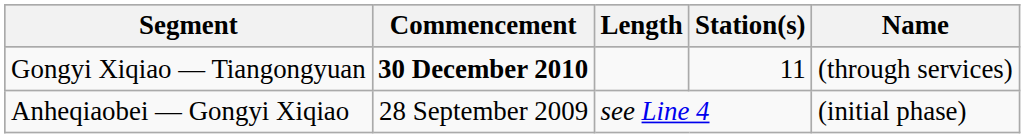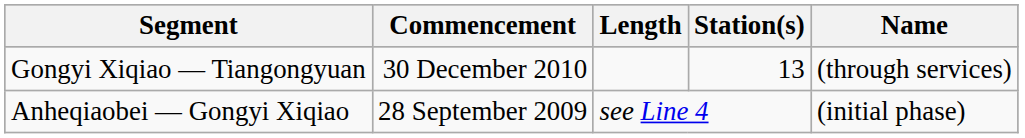(483, 68) bold -> (485, 68) normal
(793, 68) 11 -> (791, 68) 13
